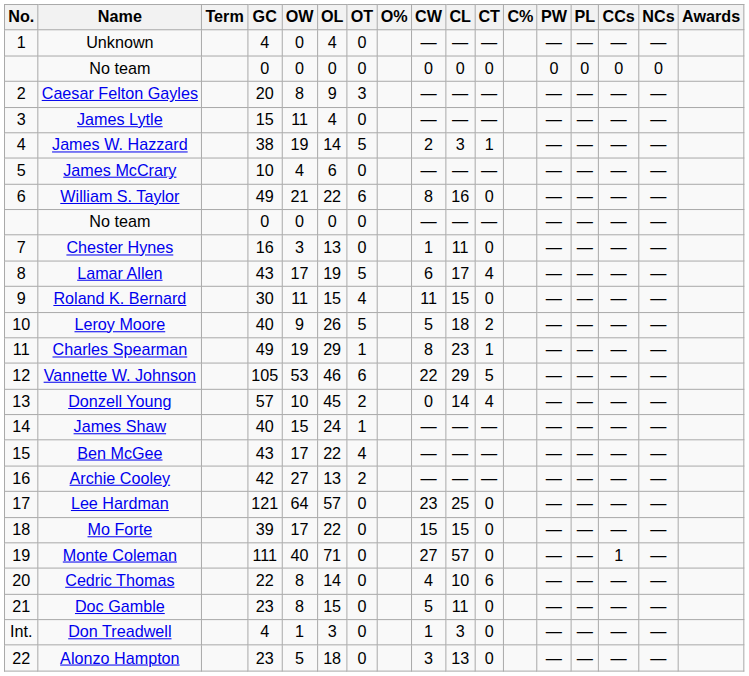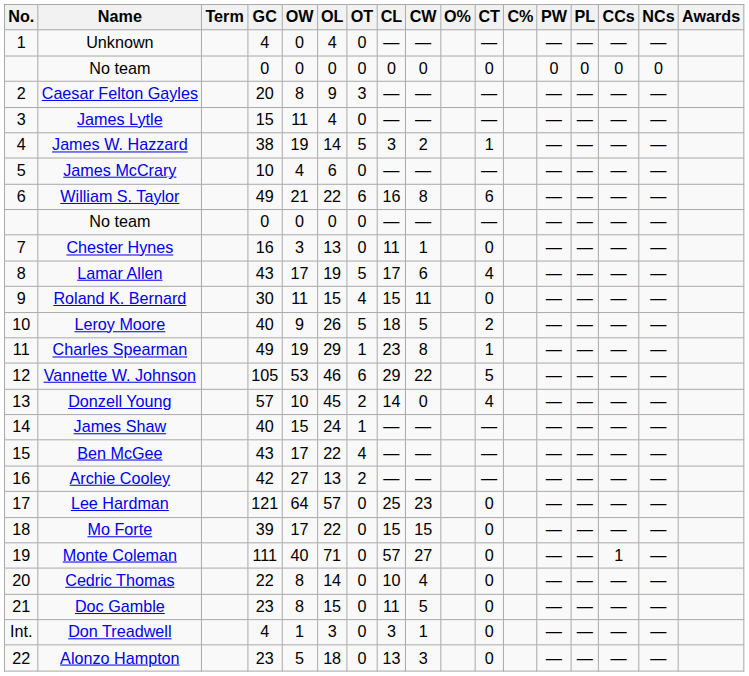columns swapped: (394, 17) <-> (460, 17)
(489, 196) 0 -> (489, 196) 6
(489, 581) 6 -> (489, 581) 0
